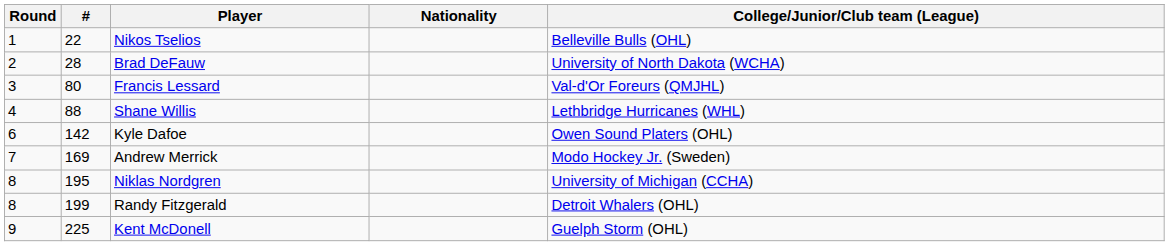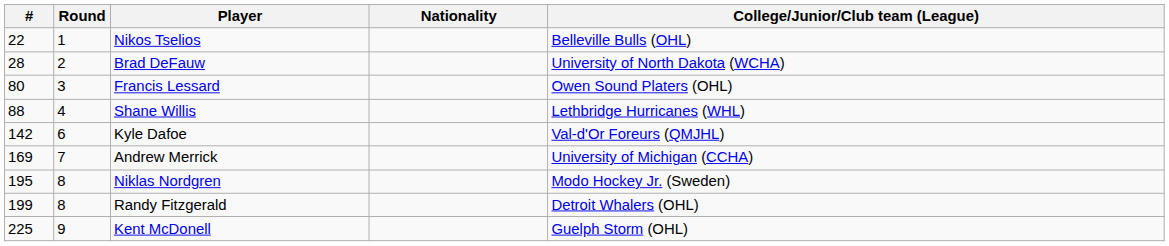columns swapped: (33, 16) <-> (86, 16)
(638, 87) Val-d'Or Foreurs (QMJHL) -> (642, 87) Owen Sound Platers (OHL)
(642, 134) Owen Sound Platers (OHL) -> (638, 134) Val-d'Or Foreurs (QMJHL)
(641, 157) Modo Hockey Jr. (Sweden) -> (652, 157) University of Michigan (CCHA)
(652, 181) University of Michigan (CCHA) -> (641, 181) Modo Hockey Jr. (Sweden)
